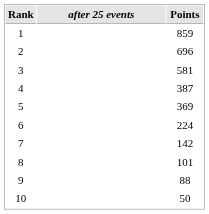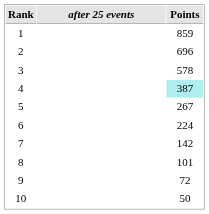(185, 70) 581 -> (185, 70) 578
(185, 88) no background -> (185, 88) paleturquoise background
(185, 107) 369 -> (185, 107) 267
(185, 180) 88 -> (185, 180) 72
